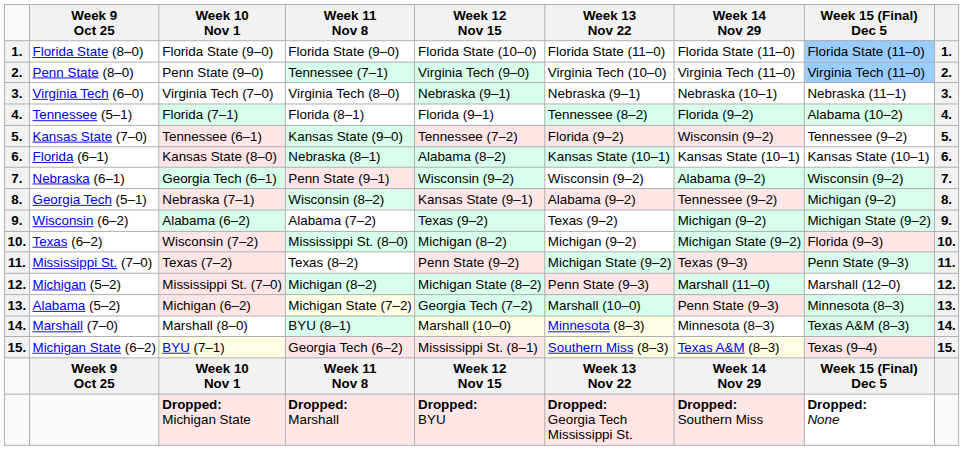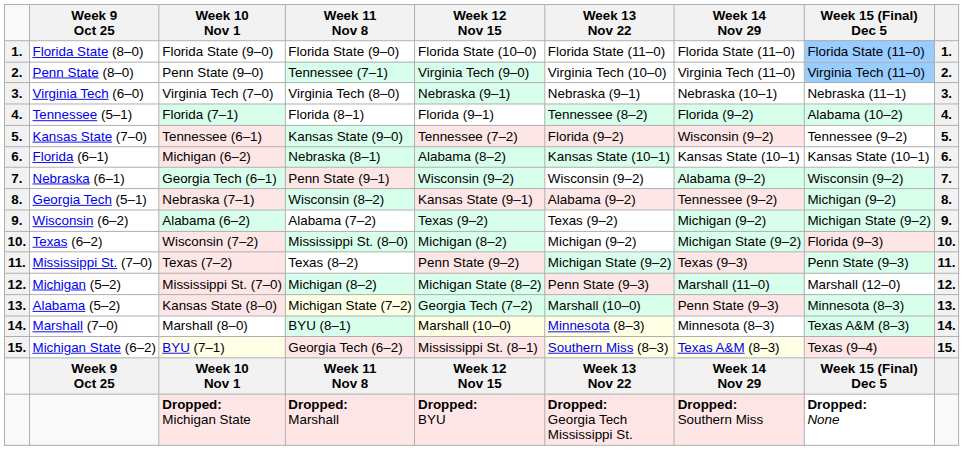(220, 157) Kansas State (8–0) -> (207, 157) Michigan (6–2)
(207, 305) Michigan (6–2) -> (220, 305) Kansas State (8–0)
